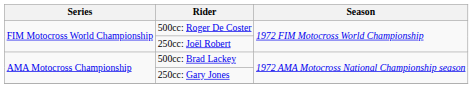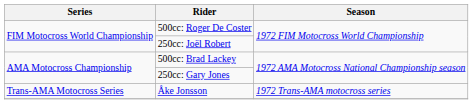+ row: (182, 91)
